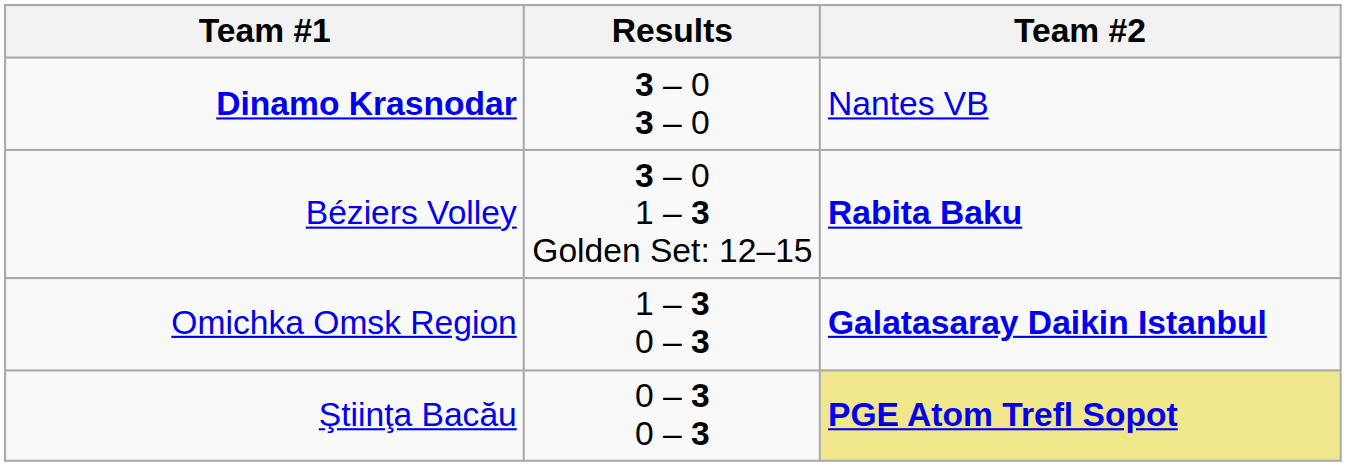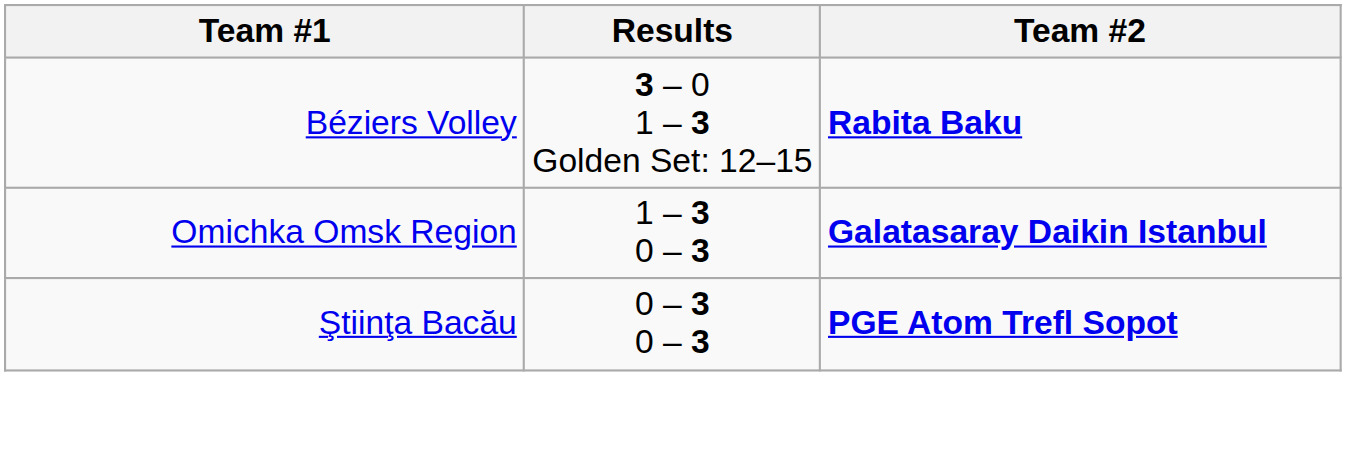- row: (366, 103)
(1003, 414) khaki background -> (1003, 323) no background
